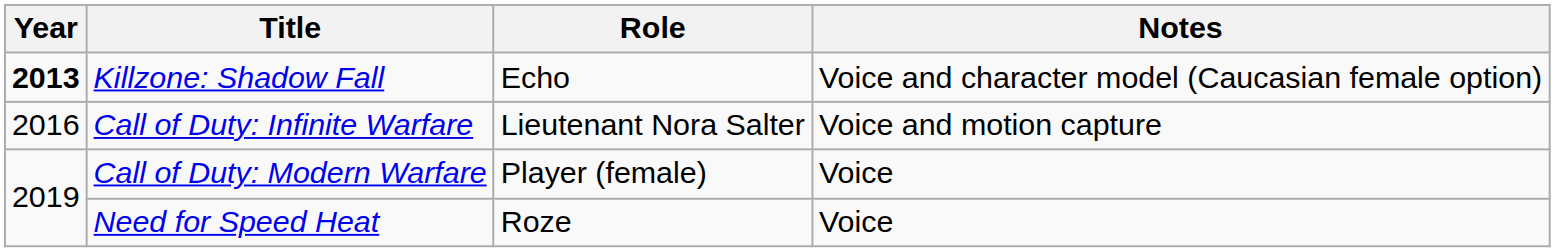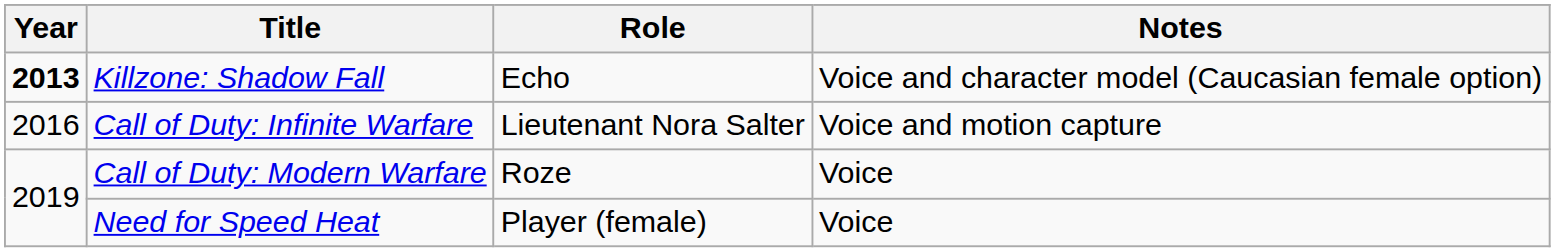(604, 173) Player (female) -> (536, 173) Roze
(536, 221) Roze -> (604, 221) Player (female)
